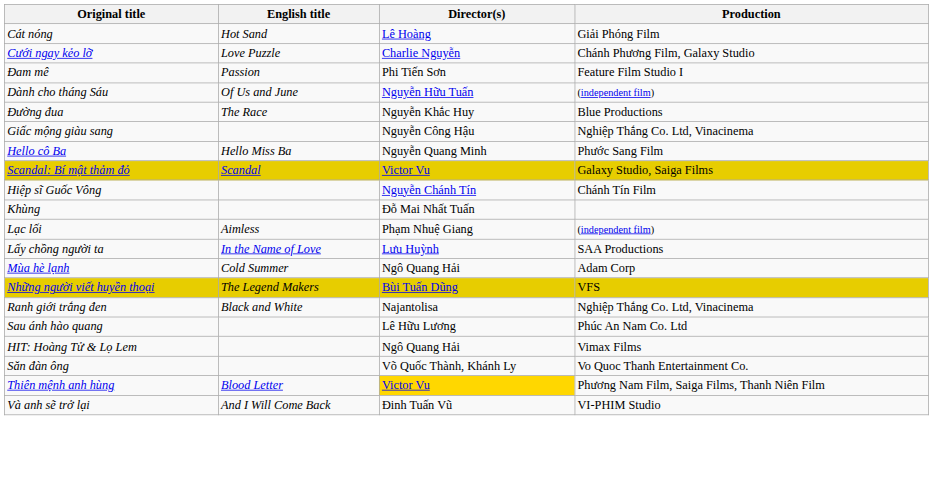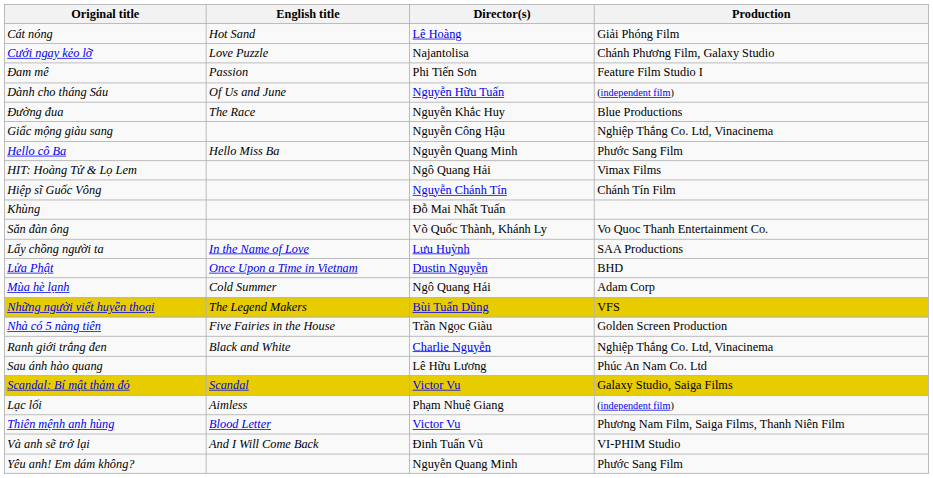(421, 53) Charlie Nguyễn -> (441, 53) Najantolisa
rows swapped: (72, 346) <-> (68, 170)
rows swapped: (25, 229) <-> (38, 365)
+ row: (30, 268)
+ row: (54, 326)
(410, 307) Najantolisa -> (452, 346) Charlie Nguyễn
(406, 385) gold background -> (437, 424) no background
+ row: (71, 463)
